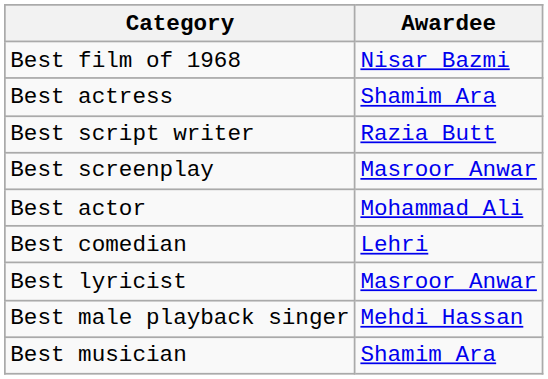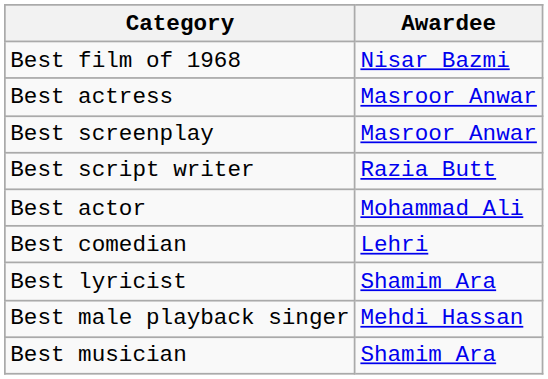(428, 97) Shamim Ara -> (449, 97) Masroor Anwar
rows swapped: (132, 134) <-> (112, 171)
(449, 281) Masroor Anwar -> (428, 281) Shamim Ara
